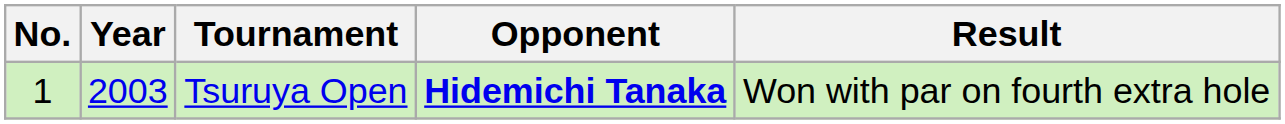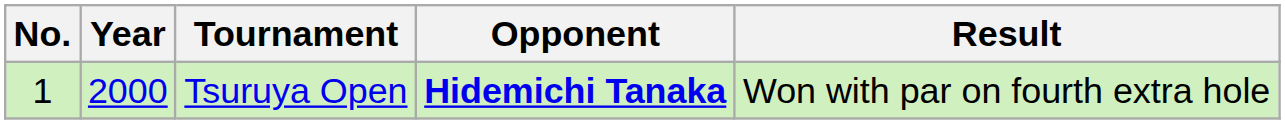(128, 91) 2003 -> (128, 91) 2000
